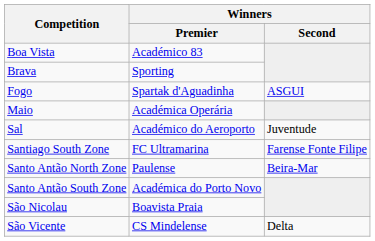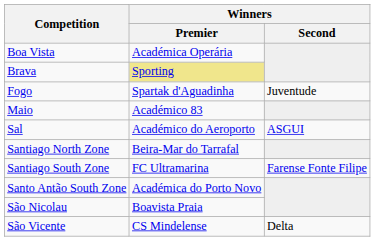(167, 52) Académico 83 -> (182, 52) Académica Operária
(153, 71) no background -> (153, 71) khaki background
(286, 91) ASGUI -> (292, 91) Juventude
(182, 110) Académica Operária -> (167, 110) Académico 83
(292, 129) Juventude -> (286, 129) ASGUI
+ row: (58, 149)
- row: (67, 168)
